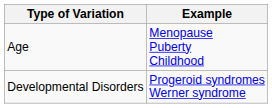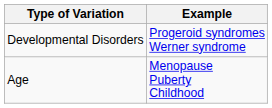rows swapped: (18, 47) <-> (75, 86)
